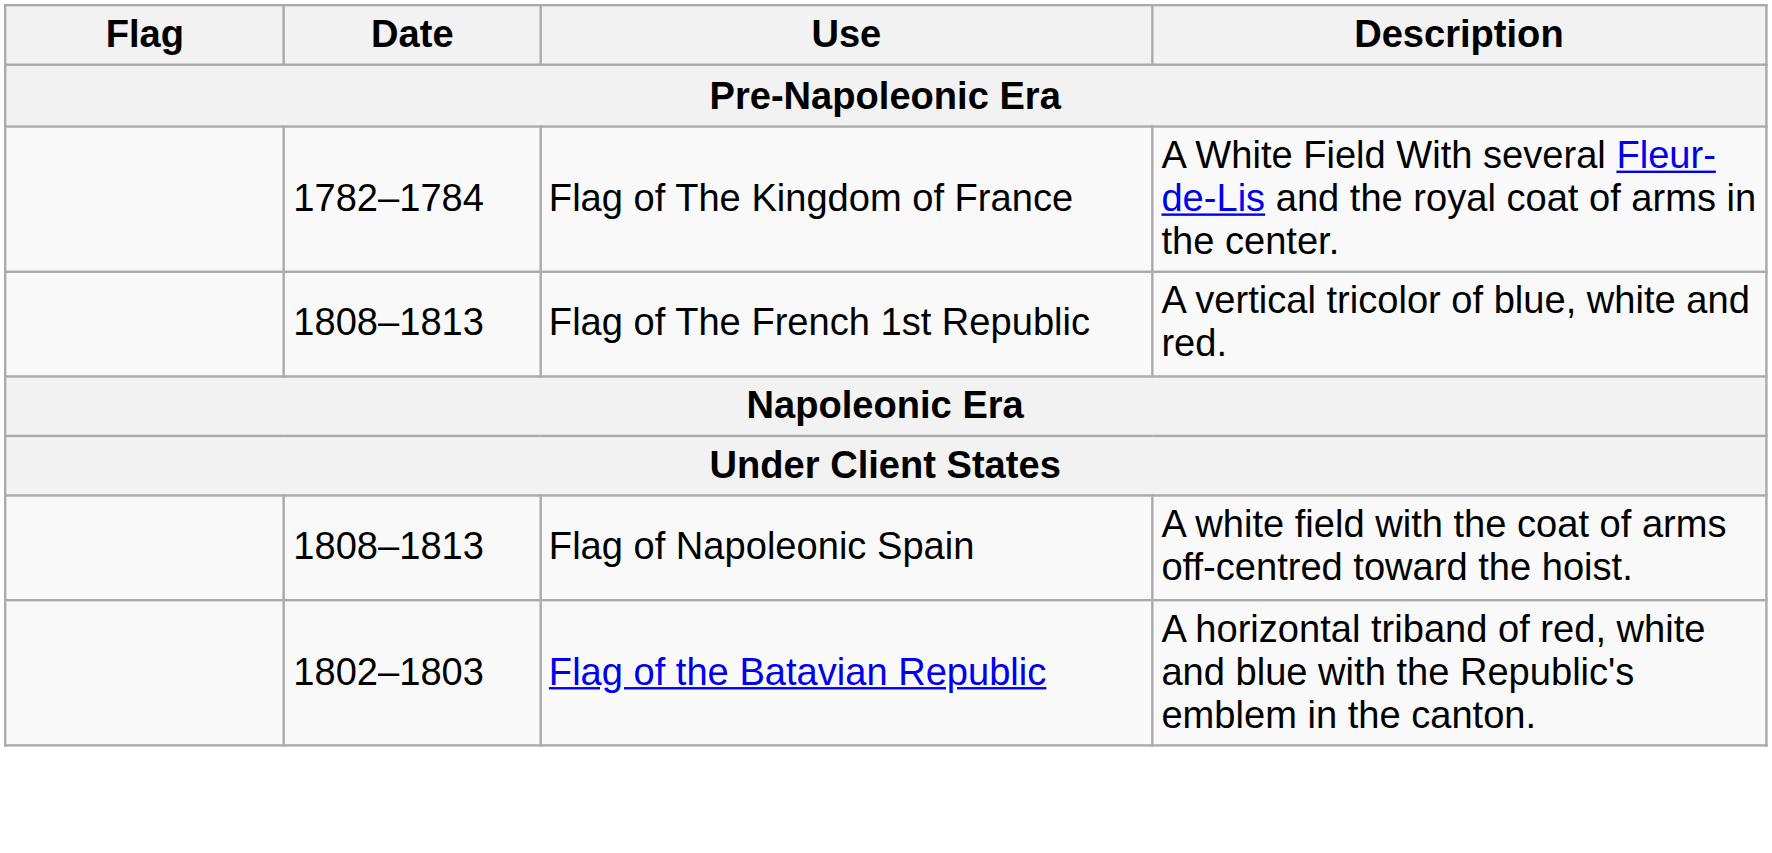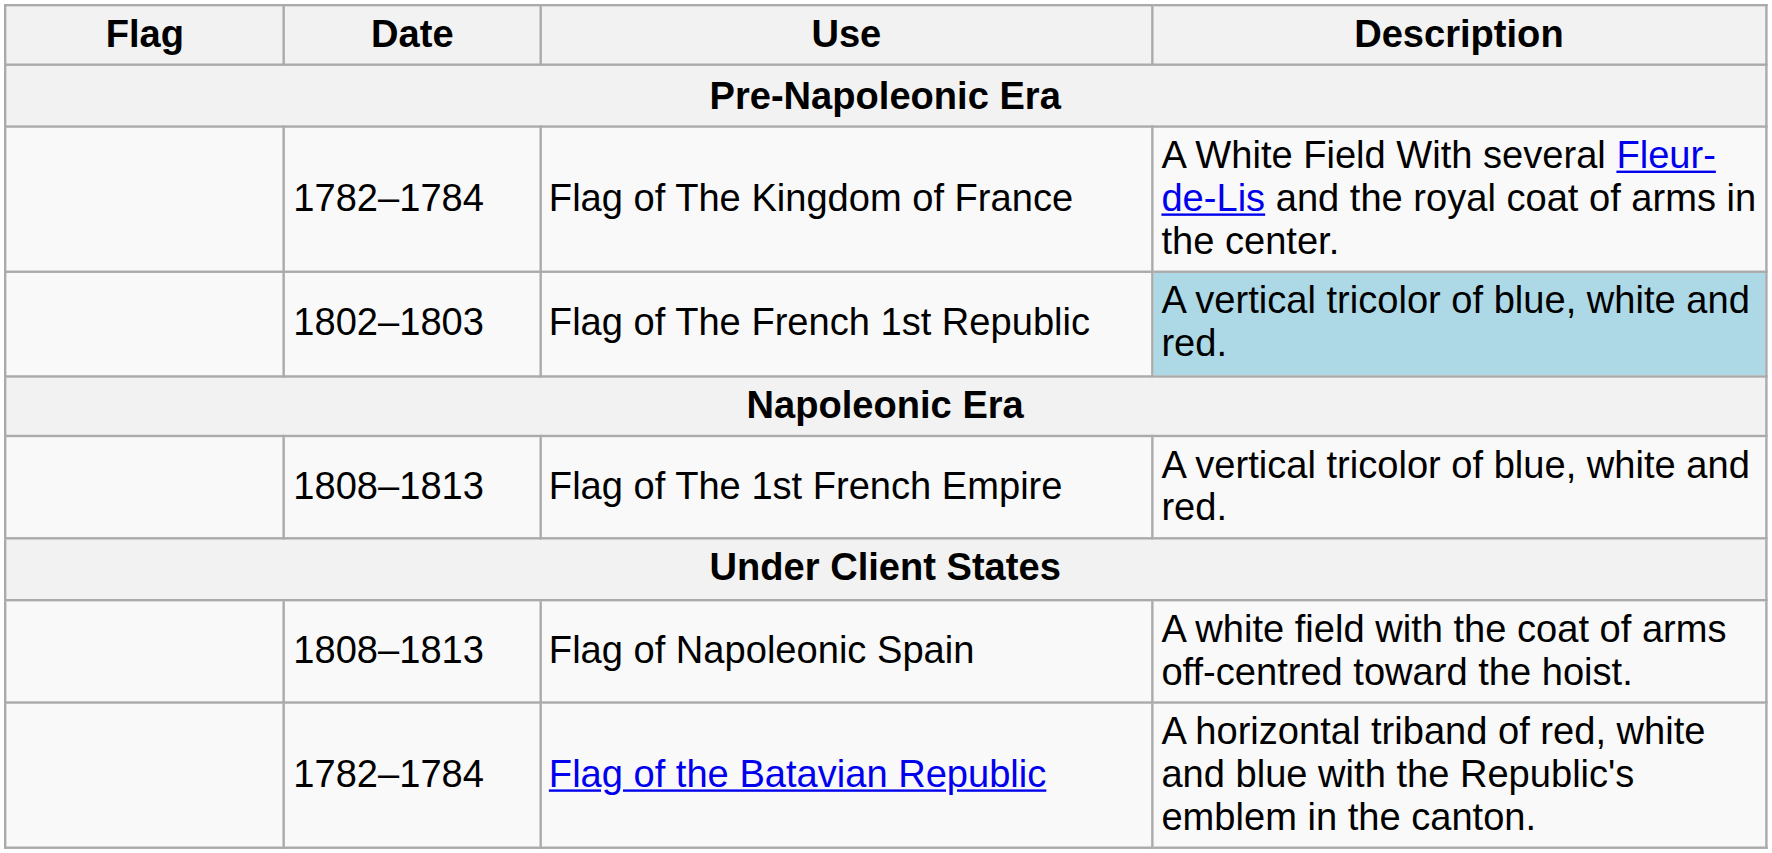(389, 322) 1808–1813 -> (389, 322) 1802–1803
(1456, 322) no background -> (1456, 322) lightblue background
+ row: (806, 486)
(389, 671) 1802–1803 -> (389, 774) 1782–1784
